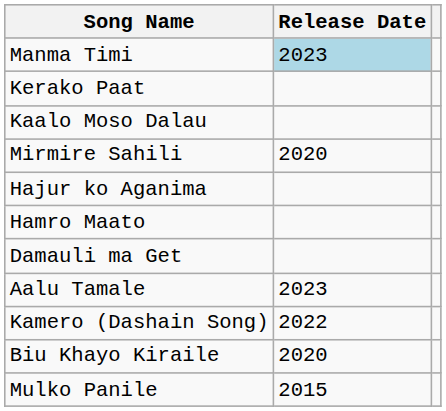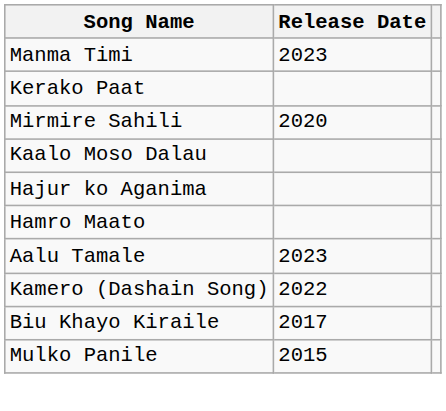(303, 55) lightblue background -> (303, 55) no background
rows swapped: (108, 122) <-> (96, 155)
- row: (96, 256)
(303, 356) 2020 -> (303, 323) 2017
